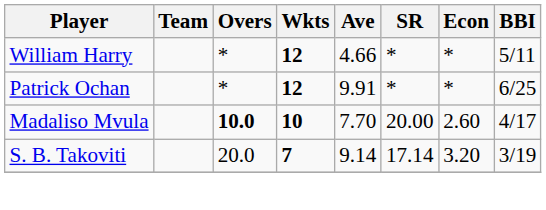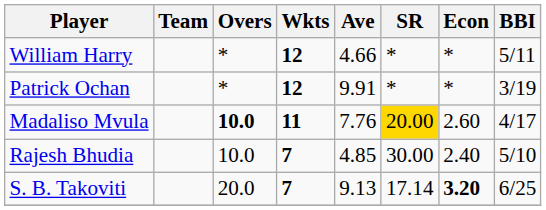(517, 88) 6/25 -> (517, 88) 3/19
(292, 121) 10 -> (291, 121) 11
(358, 121) 7.70 -> (358, 121) 7.76
(410, 121) no background -> (410, 121) gold background
+ row: (71, 155)
(358, 155) 9.14 -> (358, 188) 9.13
(462, 155) normal -> (462, 188) bold
(517, 155) 3/19 -> (517, 188) 6/25
